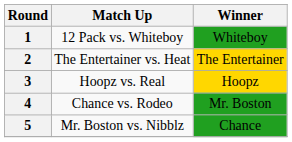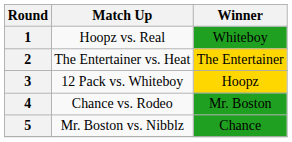(122, 37) 12 Pack vs. Whiteboy -> (122, 37) Hoopz vs. Real
(122, 81) Hoopz vs. Real -> (122, 81) 12 Pack vs. Whiteboy
